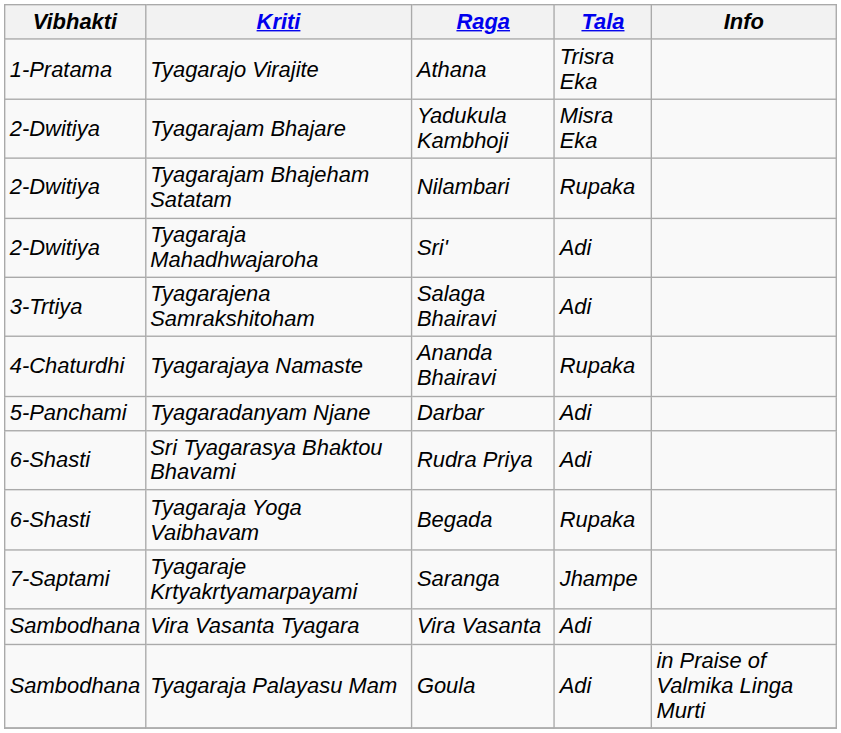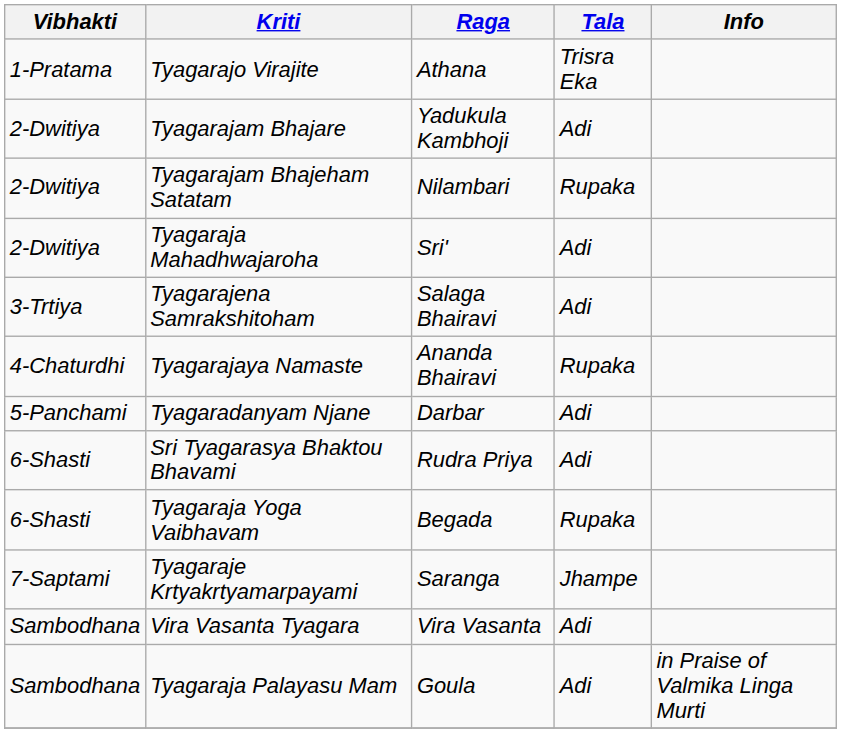(586, 128) Misra Eka -> (576, 128) Adi
